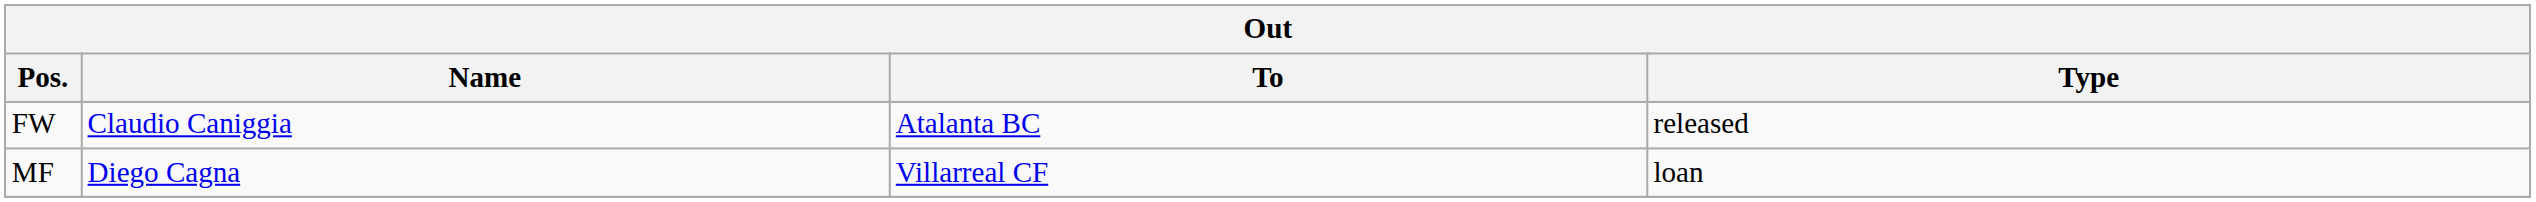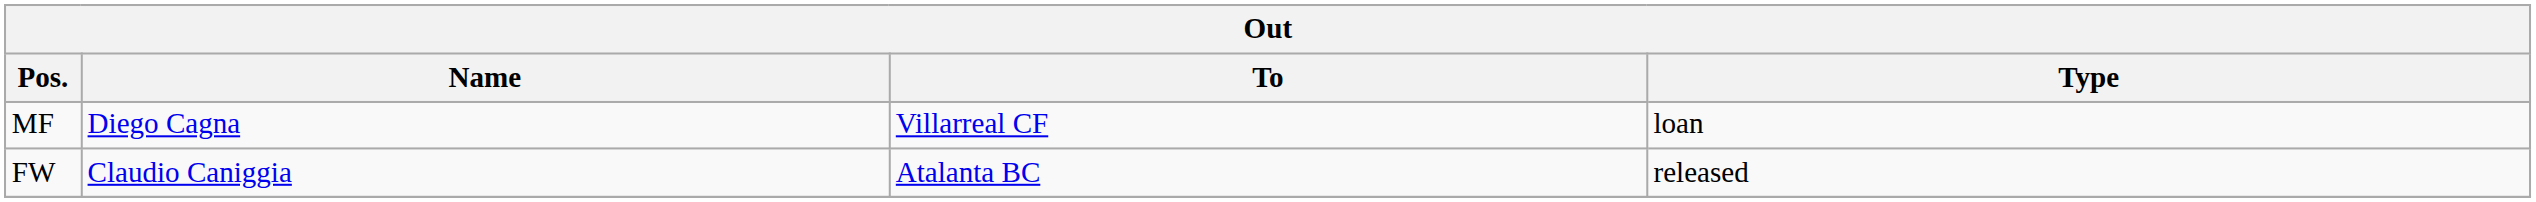rows swapped: (33, 172) <-> (34, 124)
